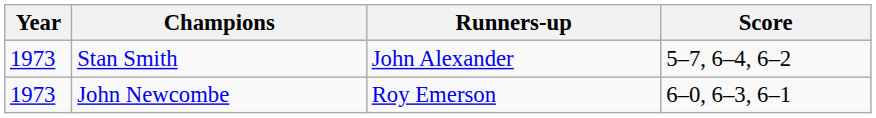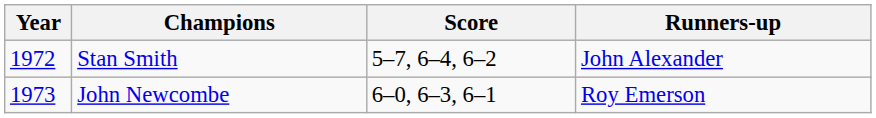columns swapped: (514, 22) <-> (766, 22)
(33, 58) 1973 -> (33, 58) 1972
